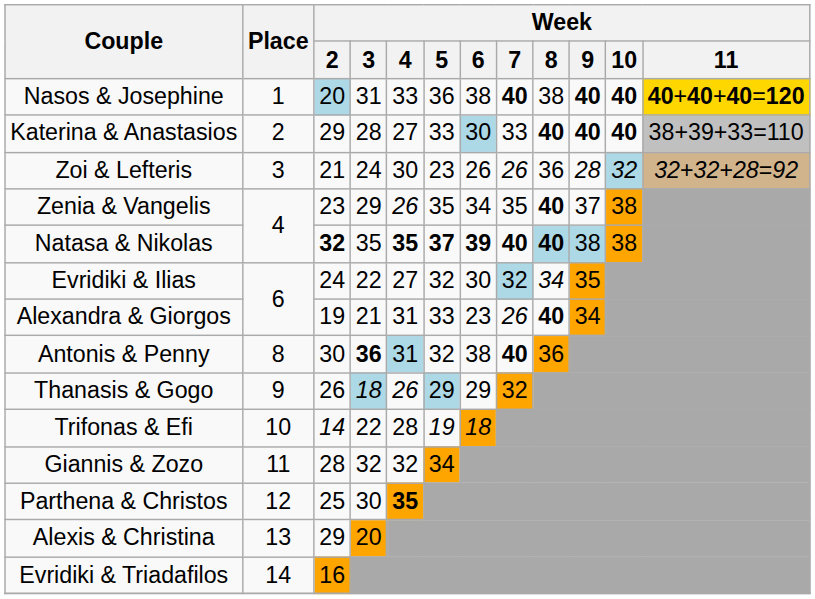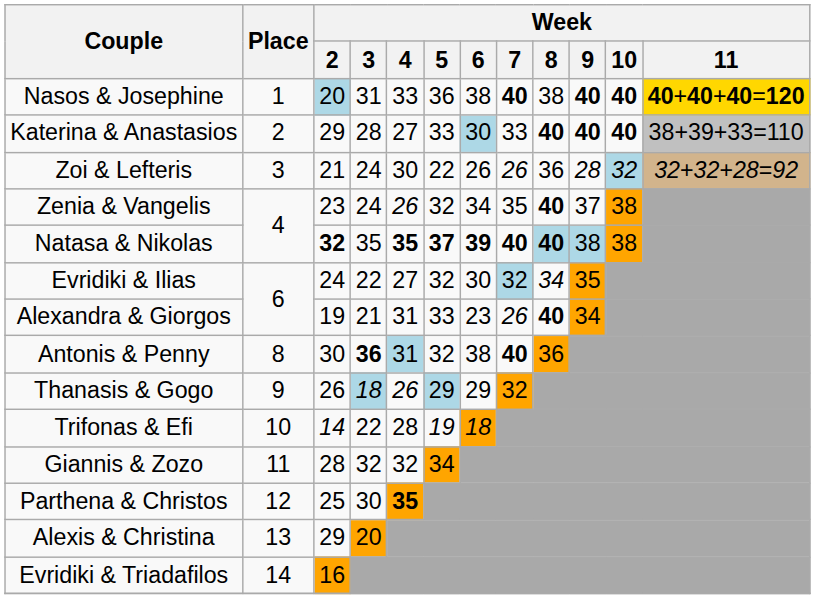(442, 170) 23 -> (442, 170) 22
(369, 206) 29 -> (369, 206) 24
(442, 206) 35 -> (442, 206) 32
